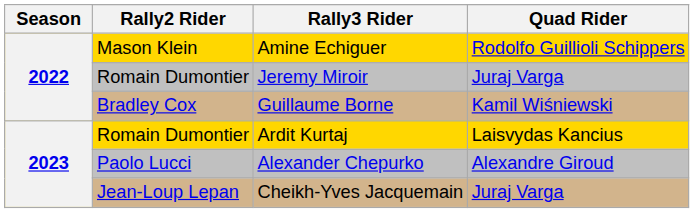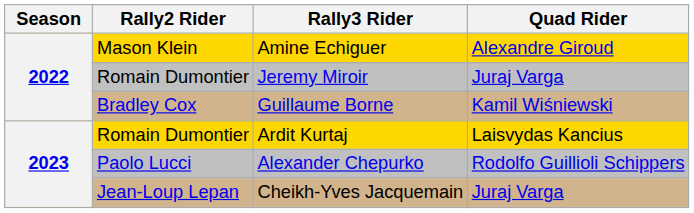(578, 47) Rodolfo Guillioli Schippers -> (543, 47) Alexandre Giroud
(543, 163) Alexandre Giroud -> (578, 163) Rodolfo Guillioli Schippers
